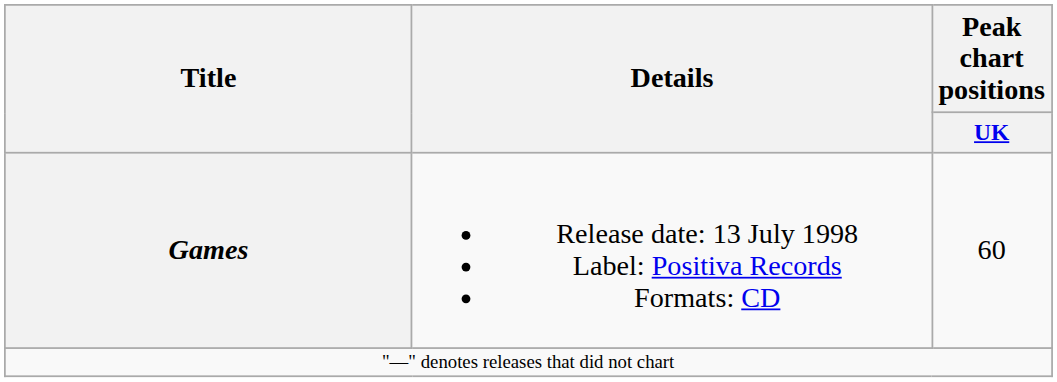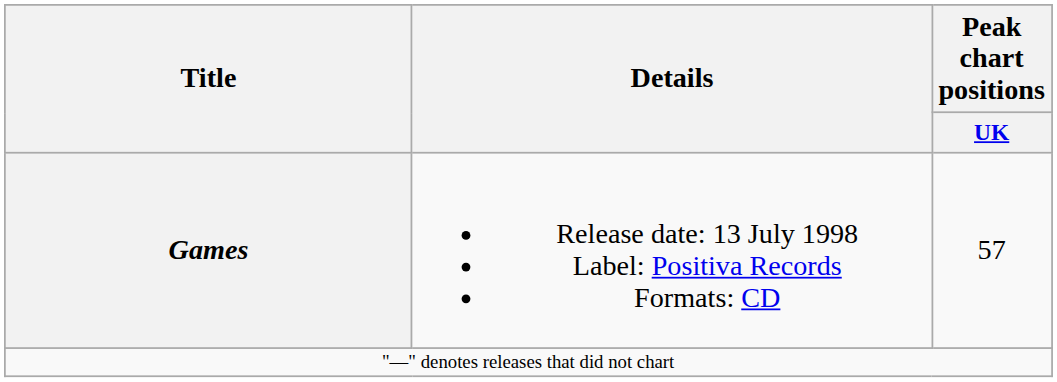(992, 249) 60 -> (992, 249) 57
